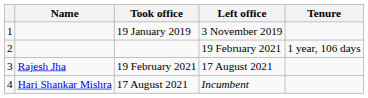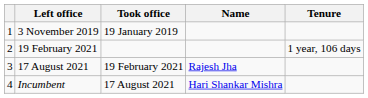columns swapped: (65, 13) <-> (242, 13)
